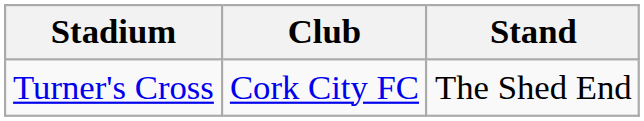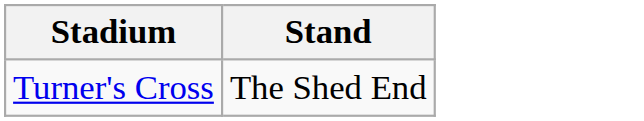- column: (324, 32)
